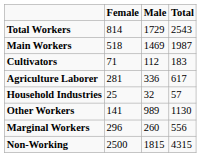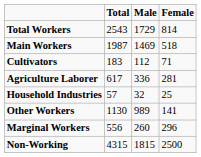columns swapped: (182, 12) <-> (123, 12)
